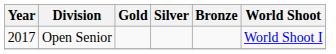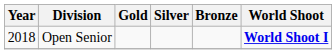(22, 37) 2017 -> (22, 37) 2018
(283, 37) normal -> (286, 37) bold
